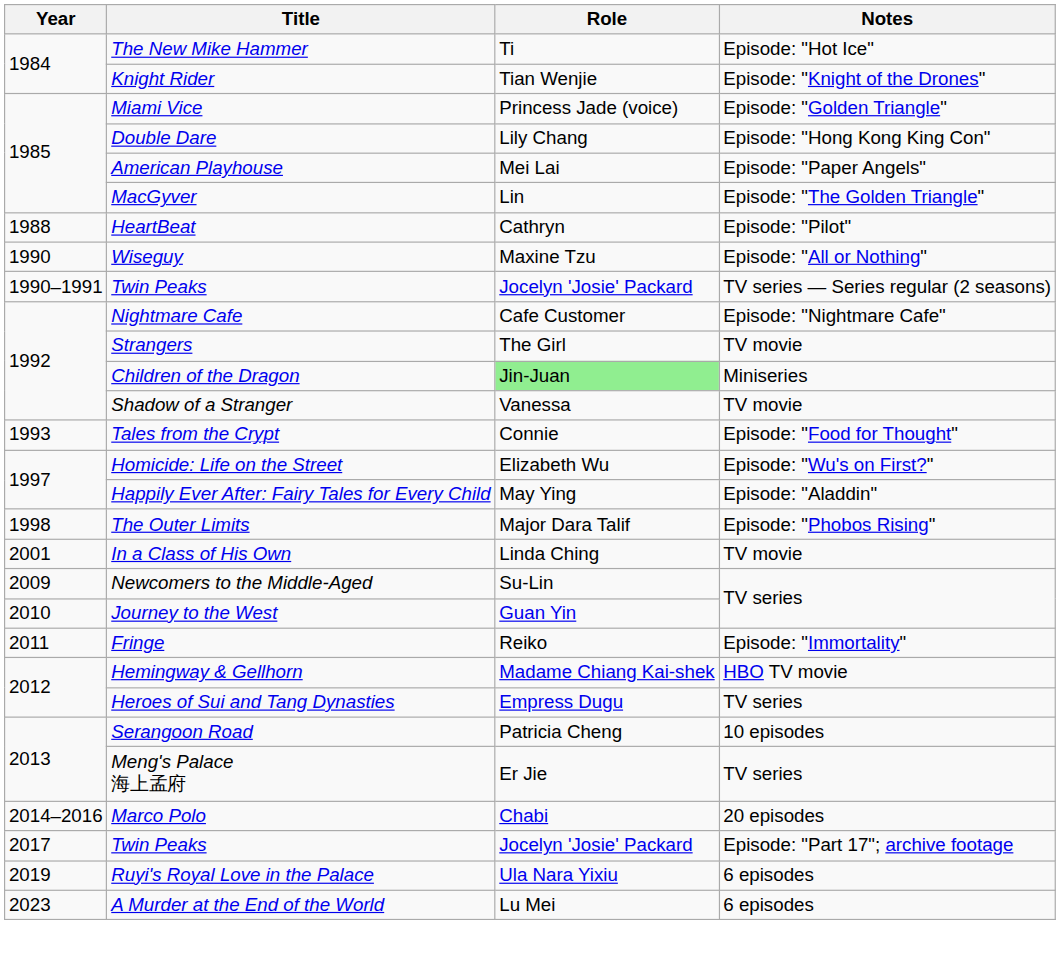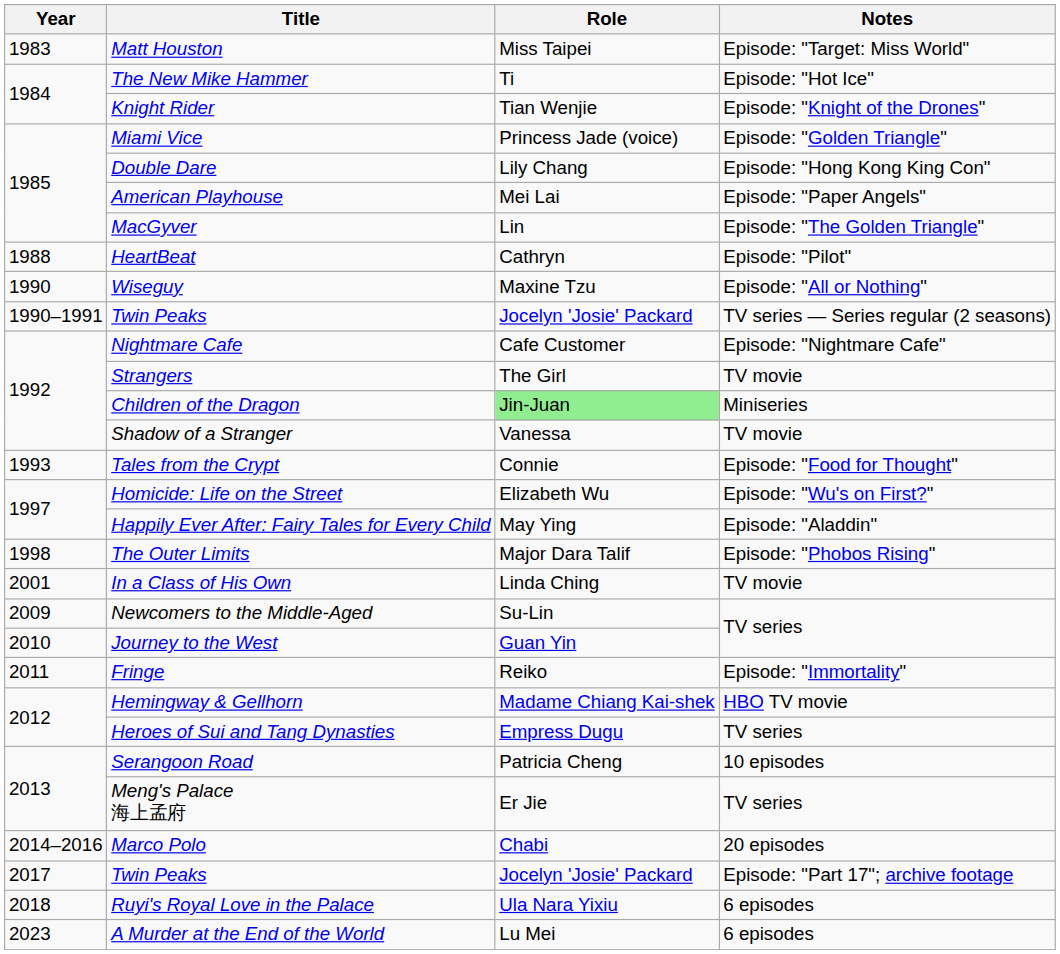+ row: (167, 49)
(30, 875) 2019 -> (30, 904) 2018
